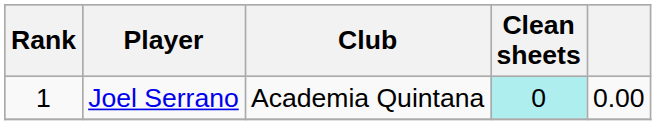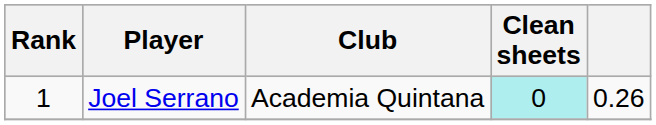(619, 97) 0.00 -> (619, 97) 0.26
